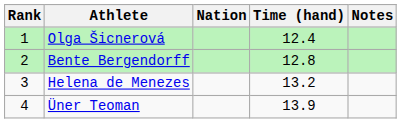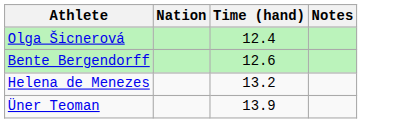- column: (25, 16)
(299, 61) 12.8 -> (259, 61) 12.6
